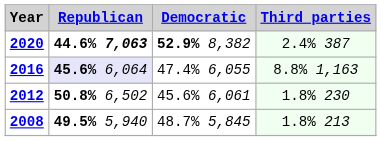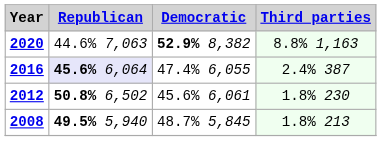(100, 44) bold -> (100, 44) normal
(316, 44) 2.4% 387 -> (316, 44) 8.8% 1,163
(316, 70) 8.8% 1,163 -> (316, 70) 2.4% 387
